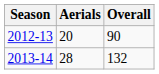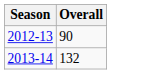- column: (80, 15)
